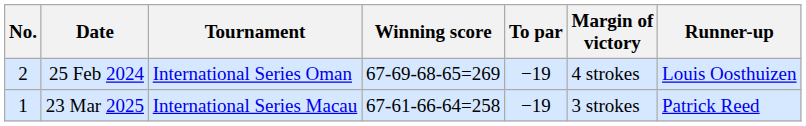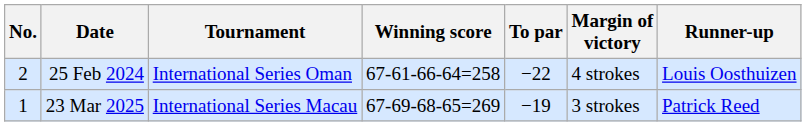(433, 74) 67-69-68-65=269 -> (433, 74) 67-61-66-64=258
(536, 74) −19 -> (536, 74) −22
(433, 105) 67-61-66-64=258 -> (433, 105) 67-69-68-65=269
